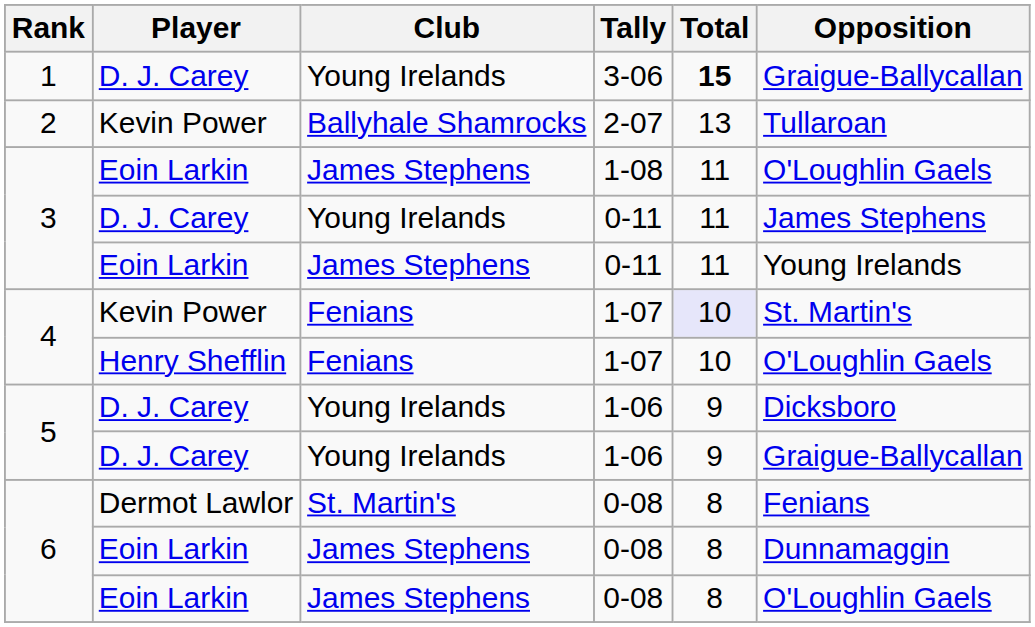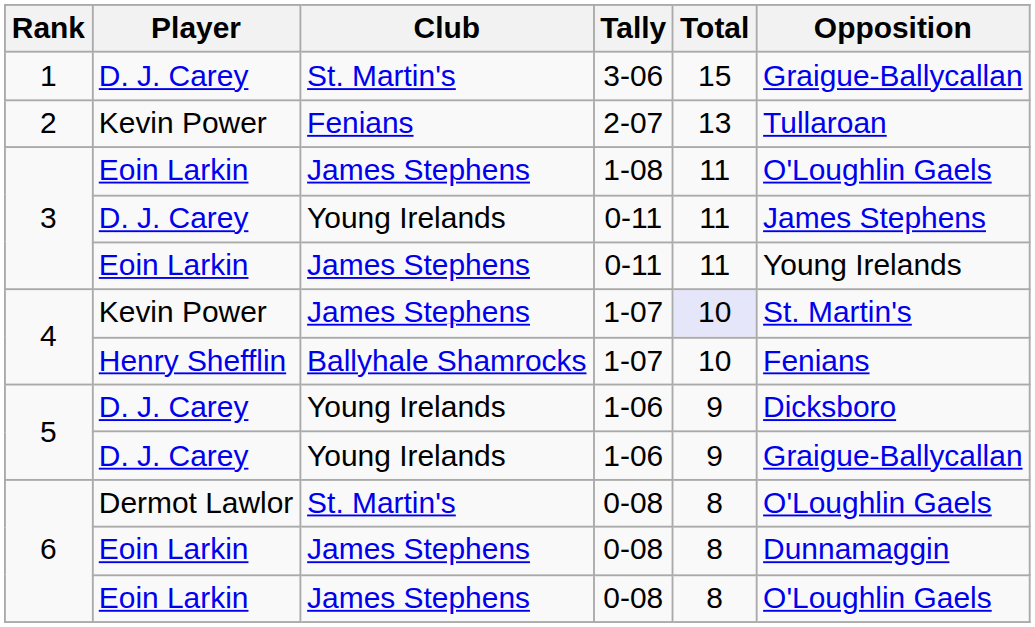(406, 75) Young Irelands -> (381, 75) St. Martin's
(715, 75) bold -> (715, 75) normal
(447, 123) Ballyhale Shamrocks -> (360, 123) Fenians
(360, 312) Fenians -> (419, 312) James Stephens
(360, 360) Fenians -> (447, 360) Ballyhale Shamrocks
(877, 360) O'Loughlin Gaels -> (816, 360) Fenians
(816, 502) Fenians -> (877, 502) O'Loughlin Gaels
